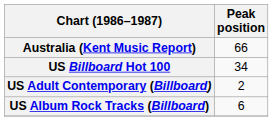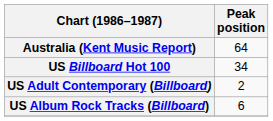(241, 47) 66 -> (241, 47) 64
